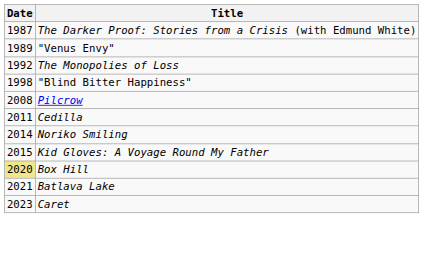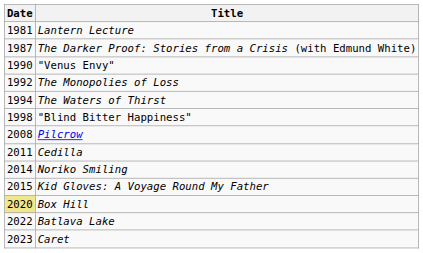+ row: (86, 30)
(20, 48) 1989 -> (20, 65) 1990
+ row: (102, 100)
(20, 187) 2021 -> (20, 222) 2022
